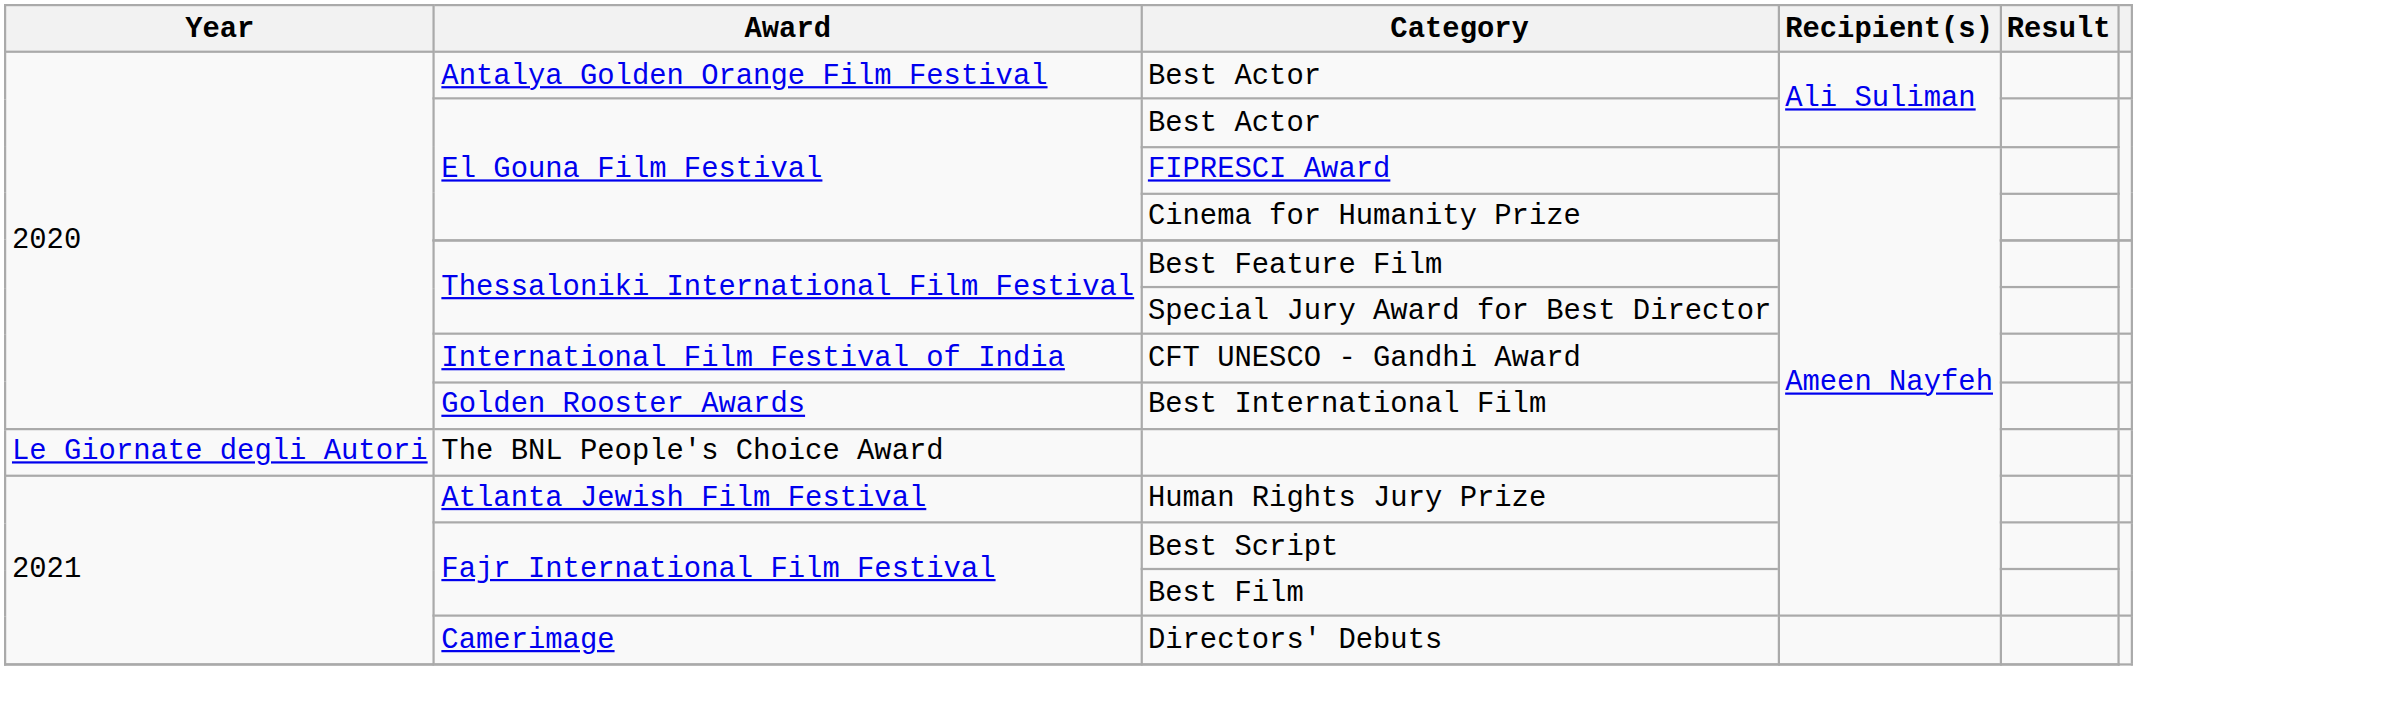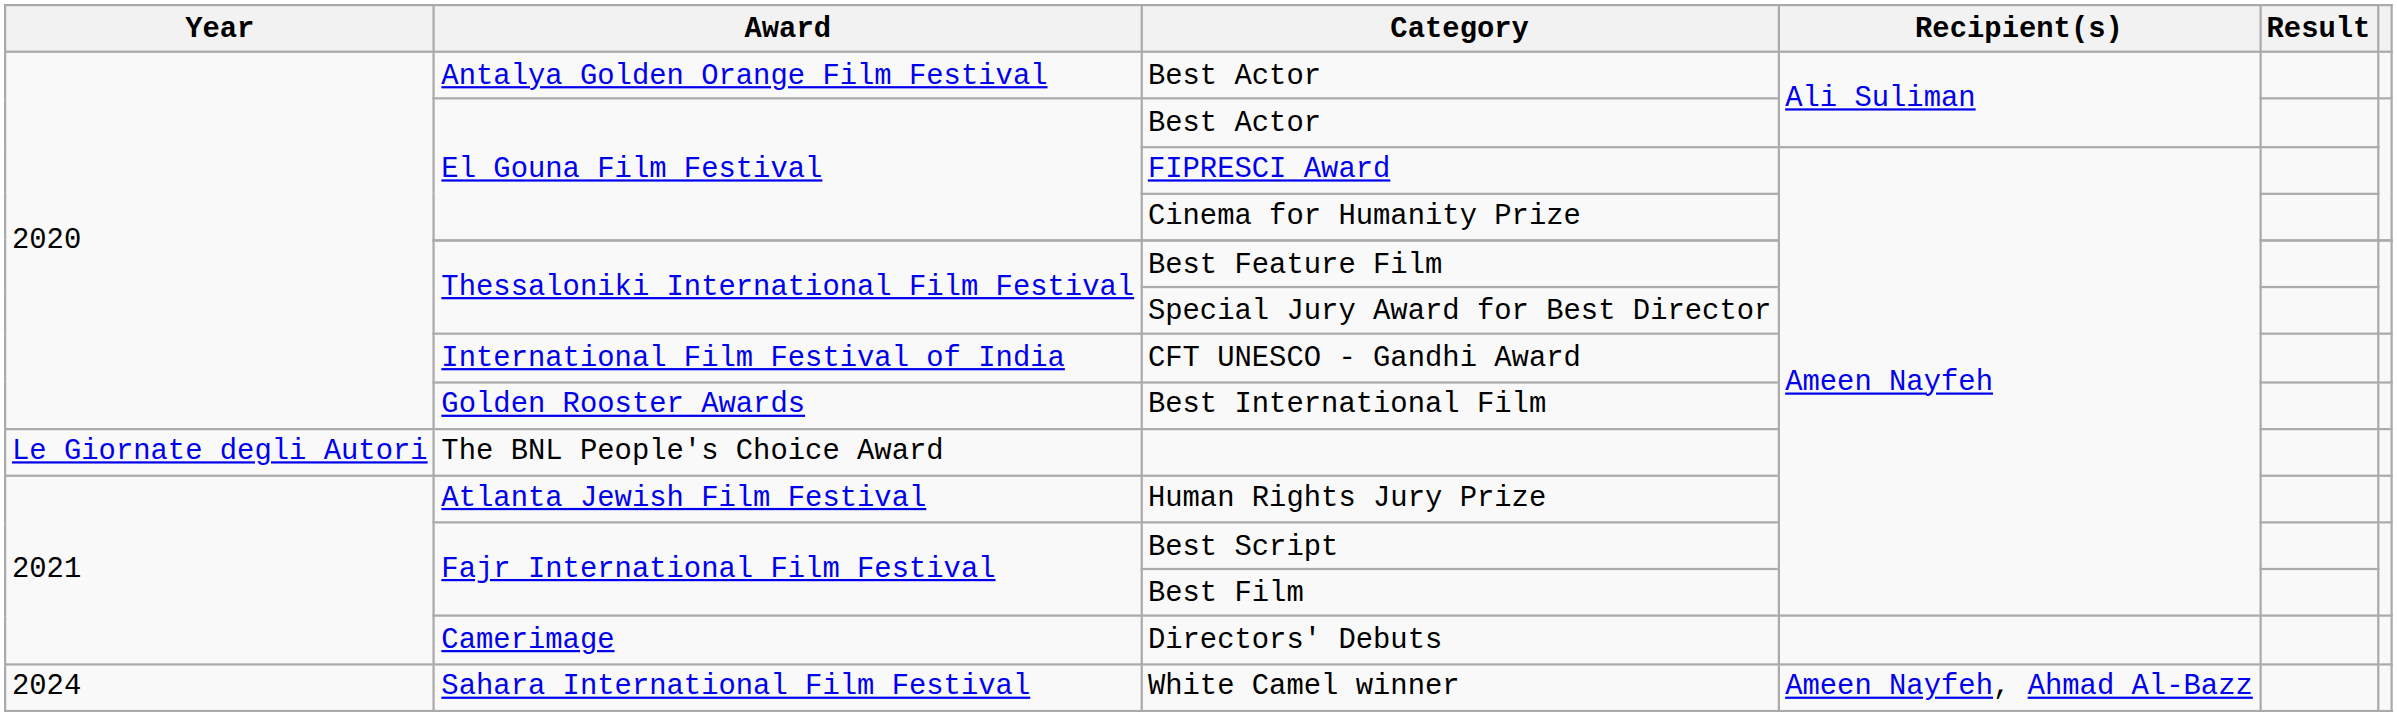+ row: (736, 687)
